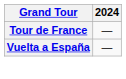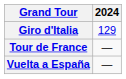+ row: (48, 30)
